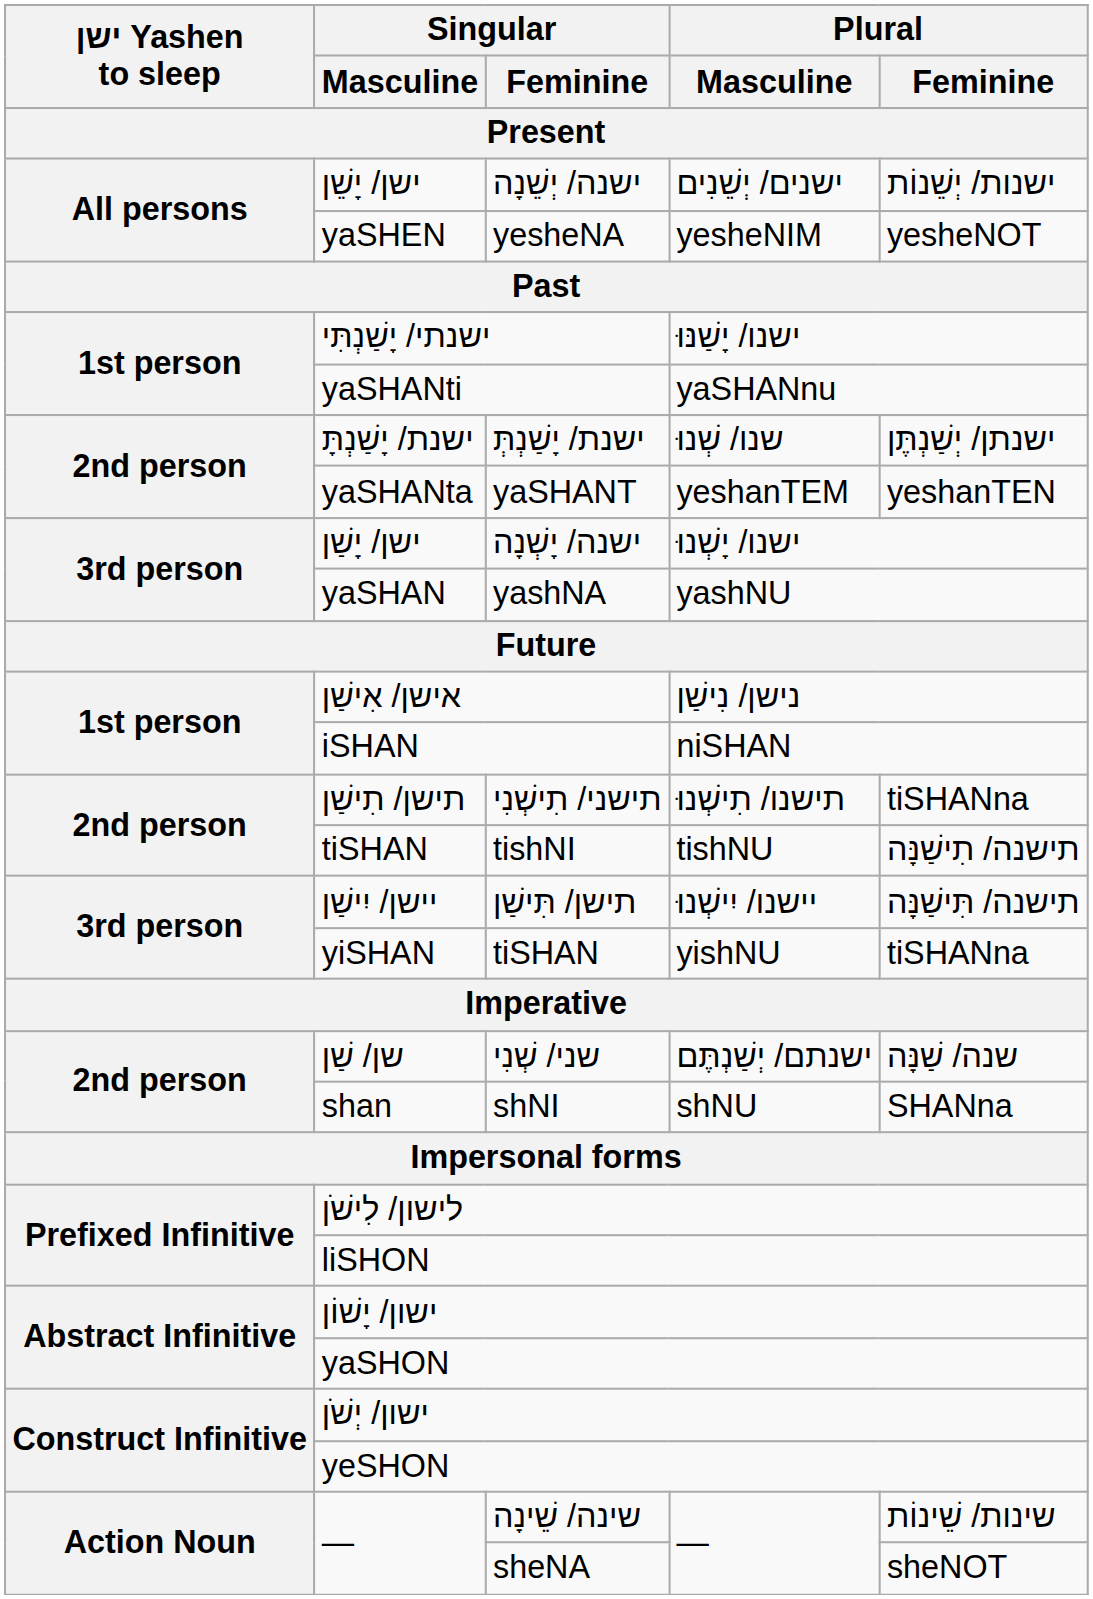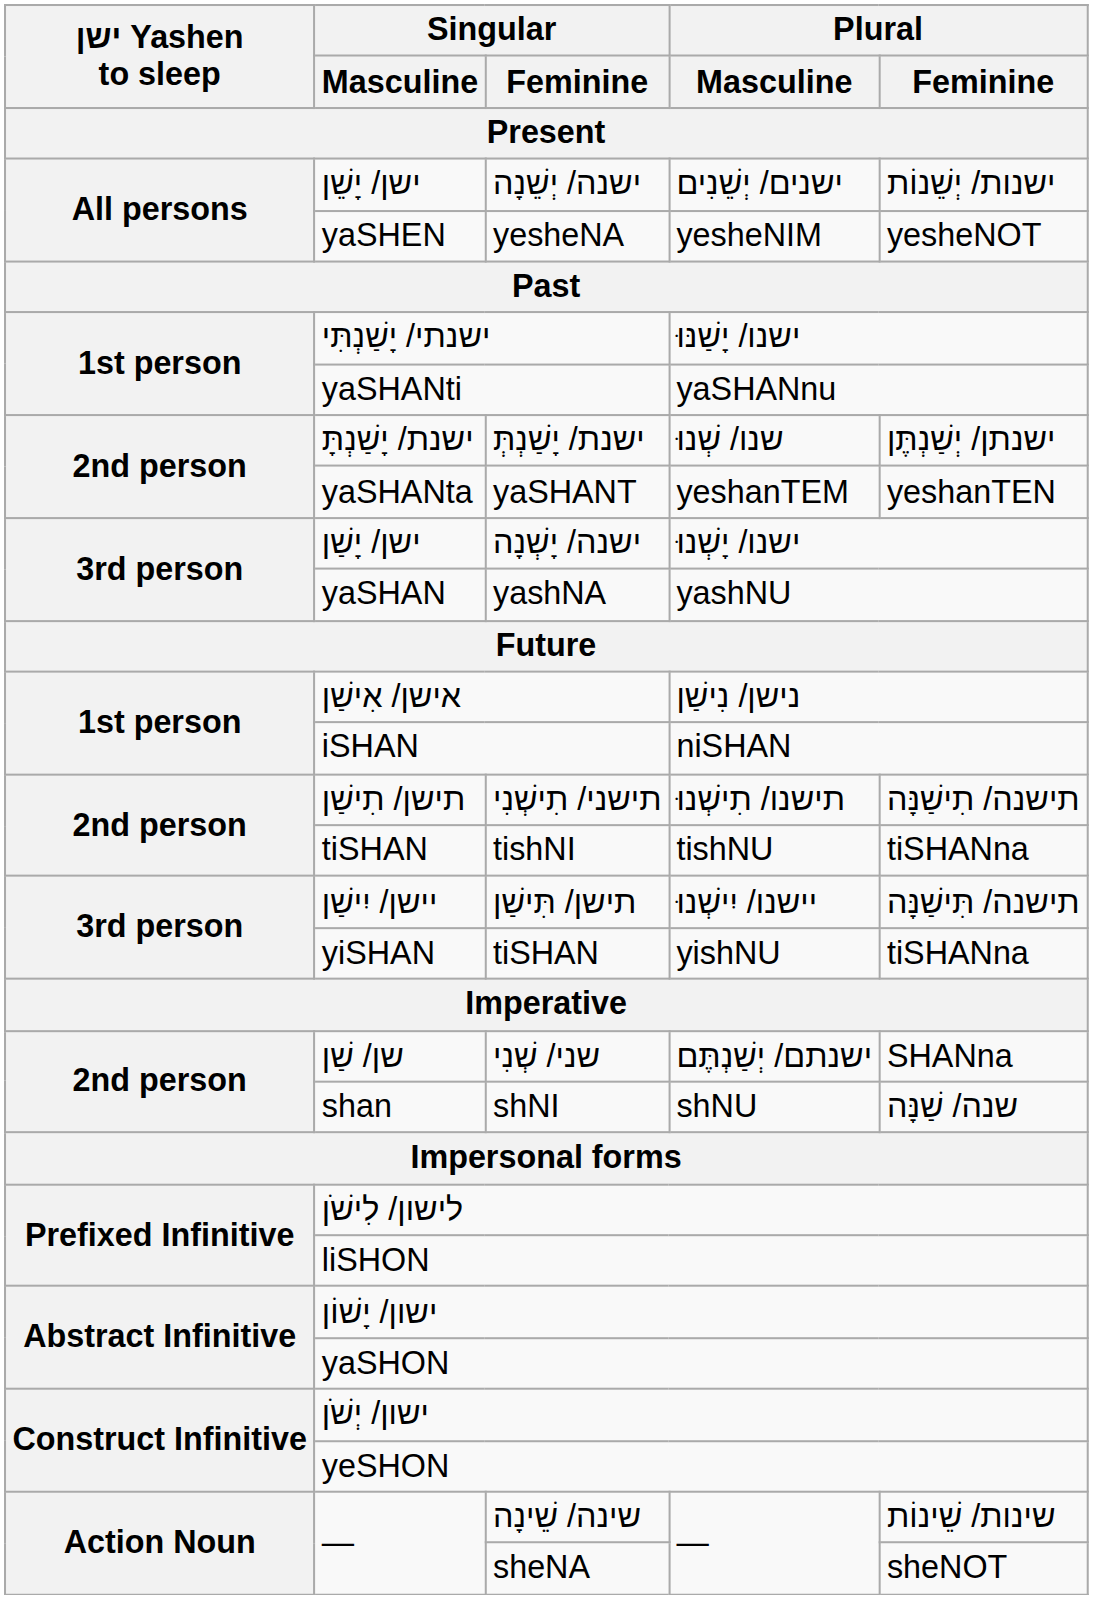(958, 798) tiSHANna -> (983, 798) תישנה/ תִישַׁנָּה
(983, 850) תישנה/ תִישַׁנָּה -> (958, 850) tiSHANna
(953, 1055) שנה/ שַׁנָּה -> (950, 1055) SHANna
(950, 1106) SHANna -> (953, 1106) שנה/ שַׁנָּה
